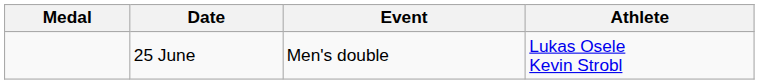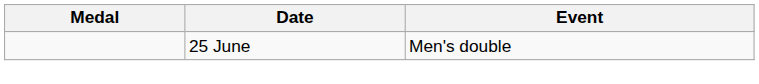- column: (640, 18)
